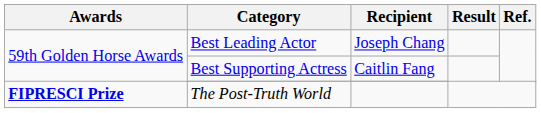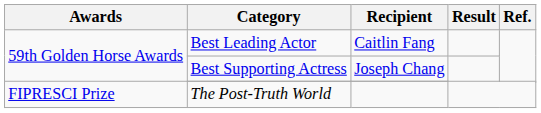(399, 42) Joseph Chang -> (394, 42) Caitlin Fang
(394, 68) Caitlin Fang -> (399, 68) Joseph Chang
(66, 94) bold -> (61, 94) normal
